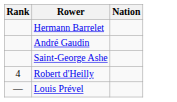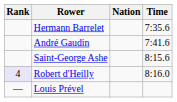+ column: (157, 12)
(18, 74) no background -> (18, 74) lavender background
